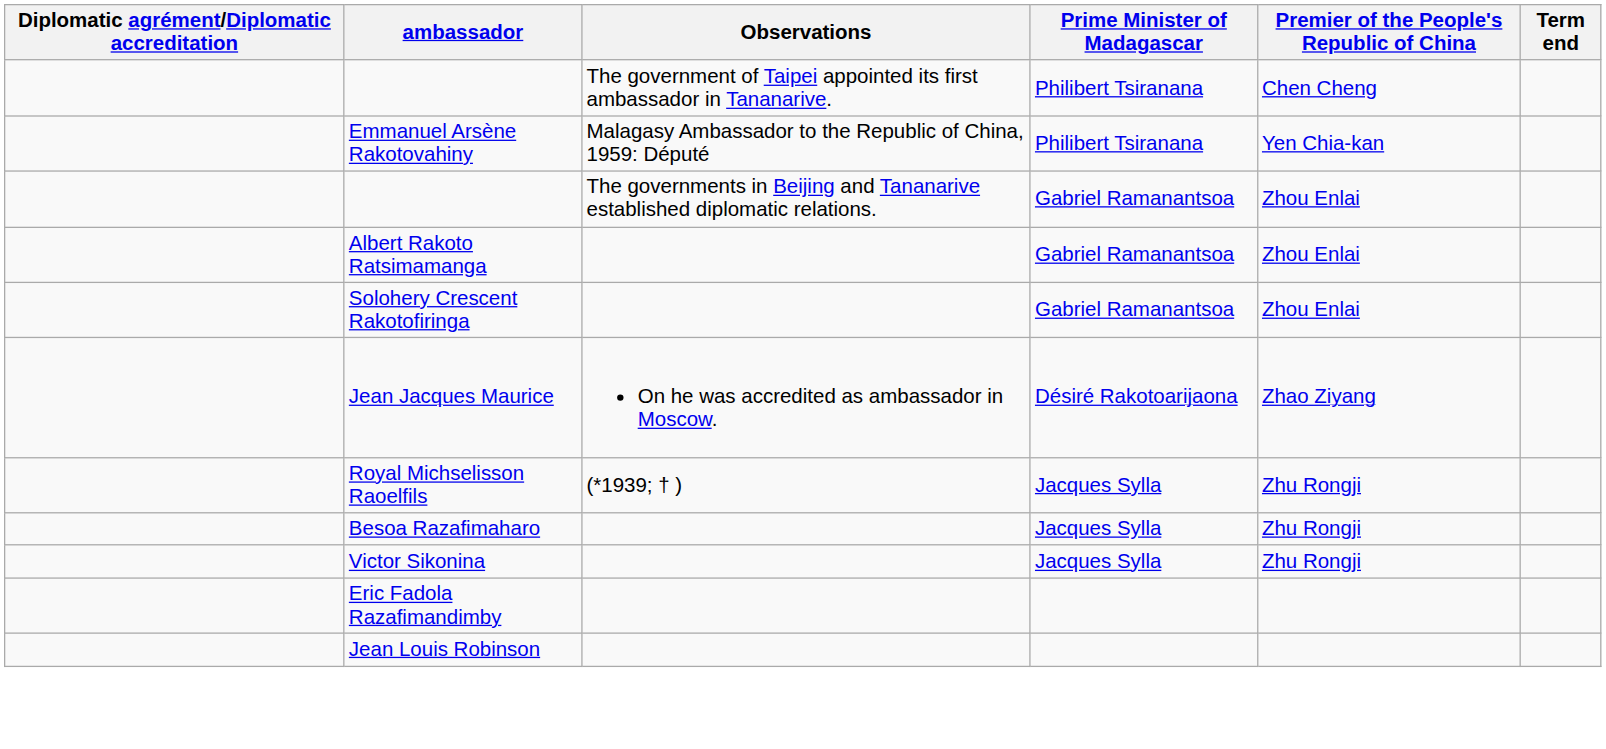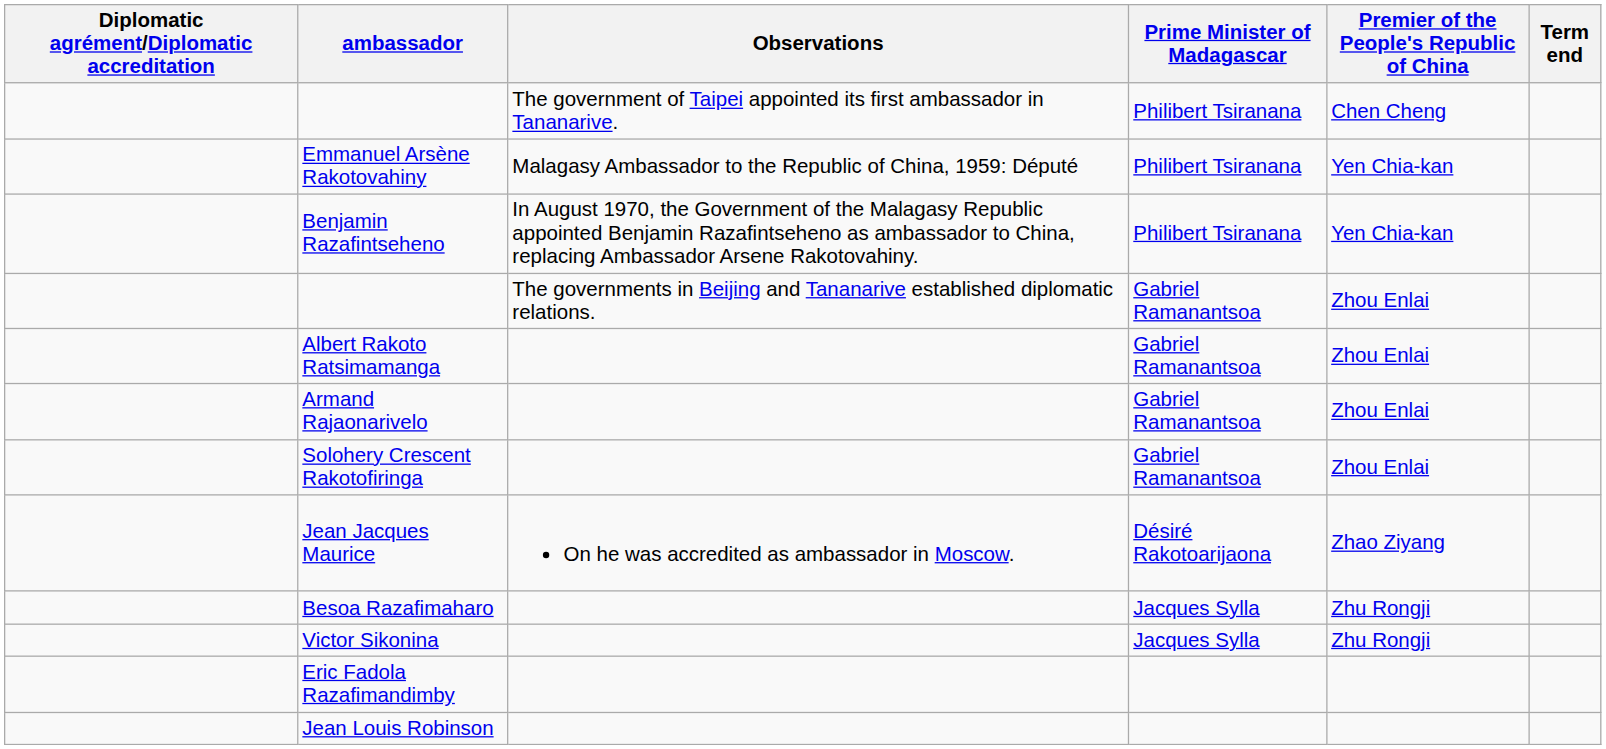+ row: (374, 233)
+ row: (365, 411)
- row: (436, 484)
